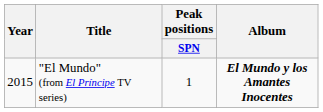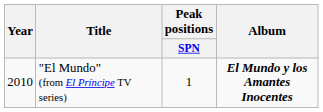(20, 82) 2015 -> (20, 82) 2010
